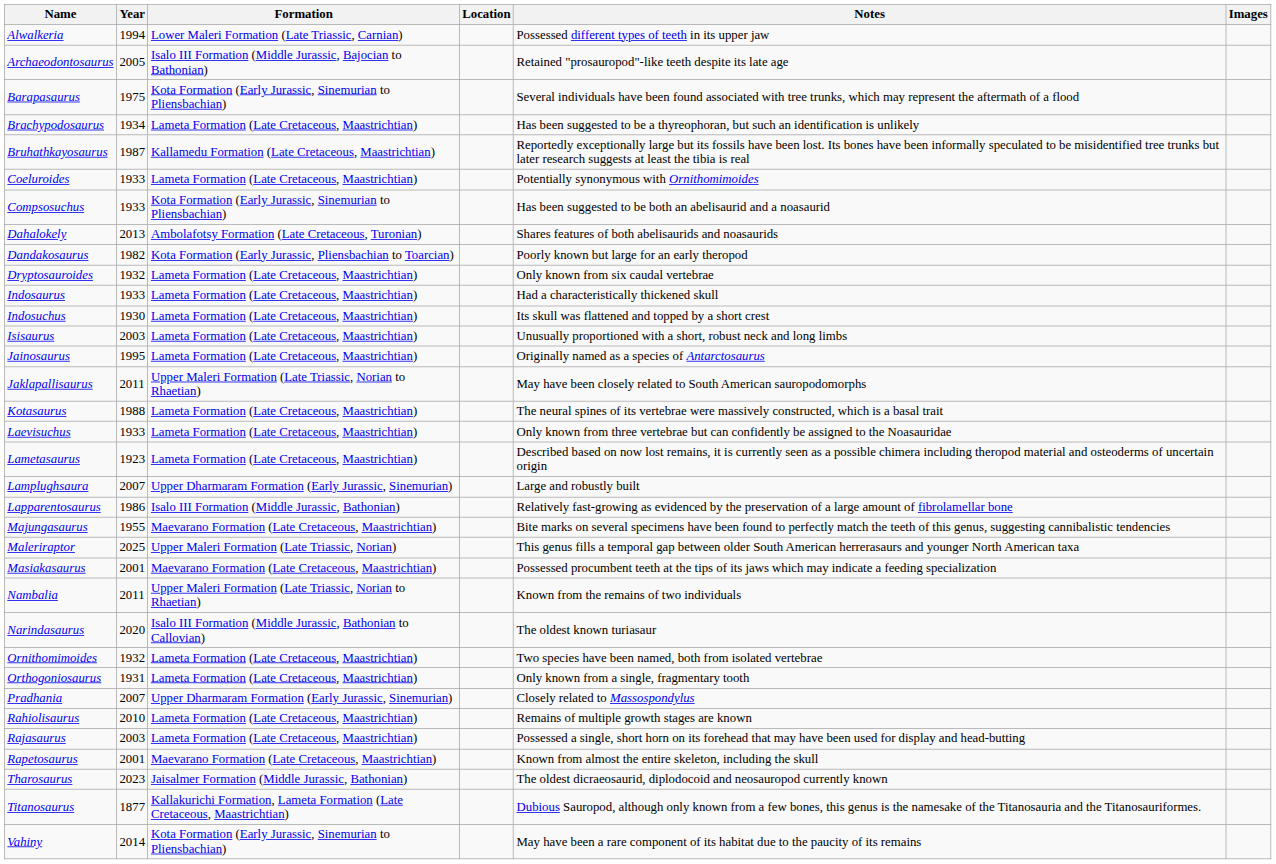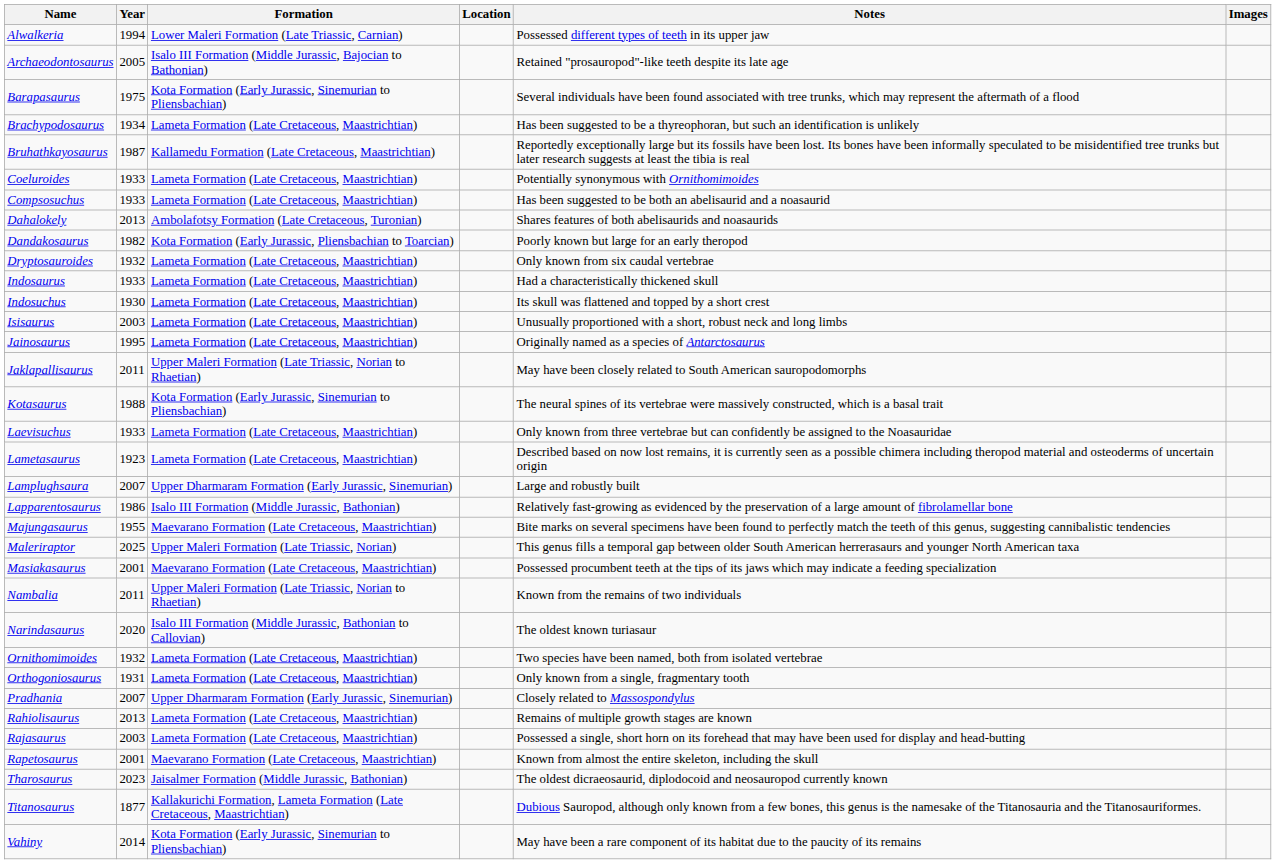(270, 207) Kota Formation (Early Jurassic, Sinemurian to Pliensbachian) -> (284, 199) Lameta Formation (Late Cretaceous, Maastrichtian)
(284, 411) Lameta Formation (Late Cretaceous, Maastrichtian) -> (270, 404) Kota Formation (Early Jurassic, Sinemurian to Pliensbachian)
(132, 718) 2010 -> (132, 718) 2013
